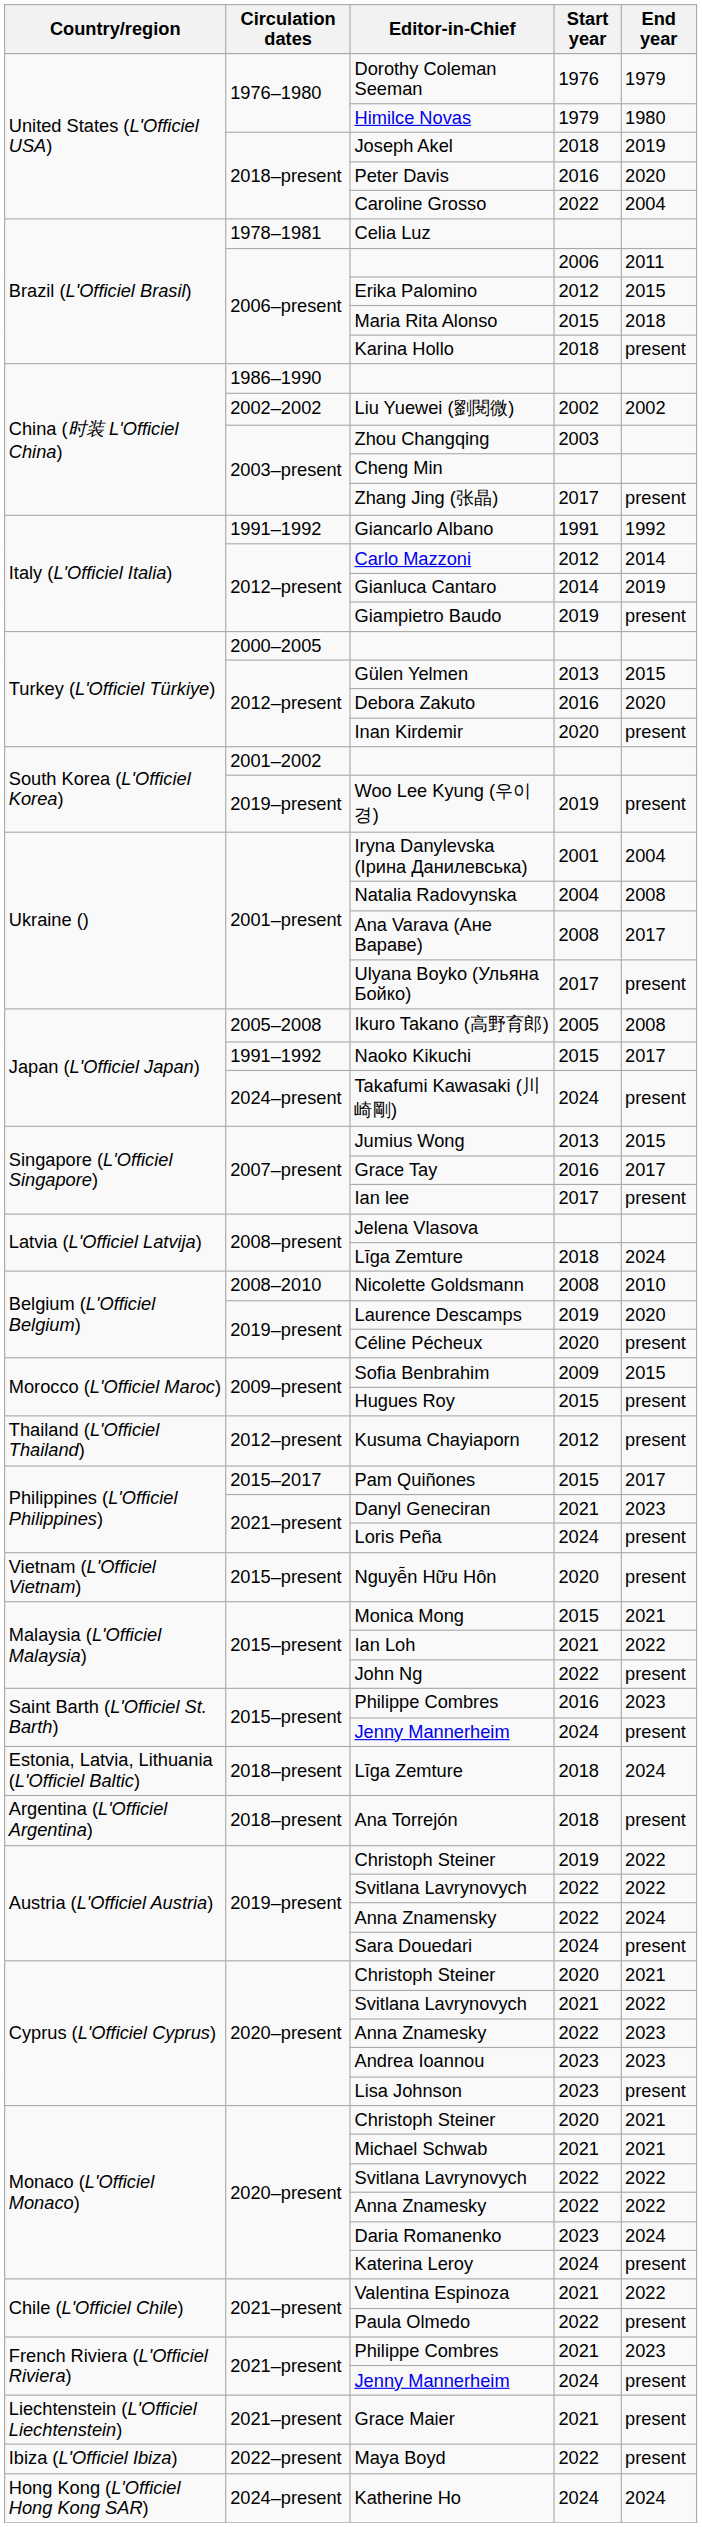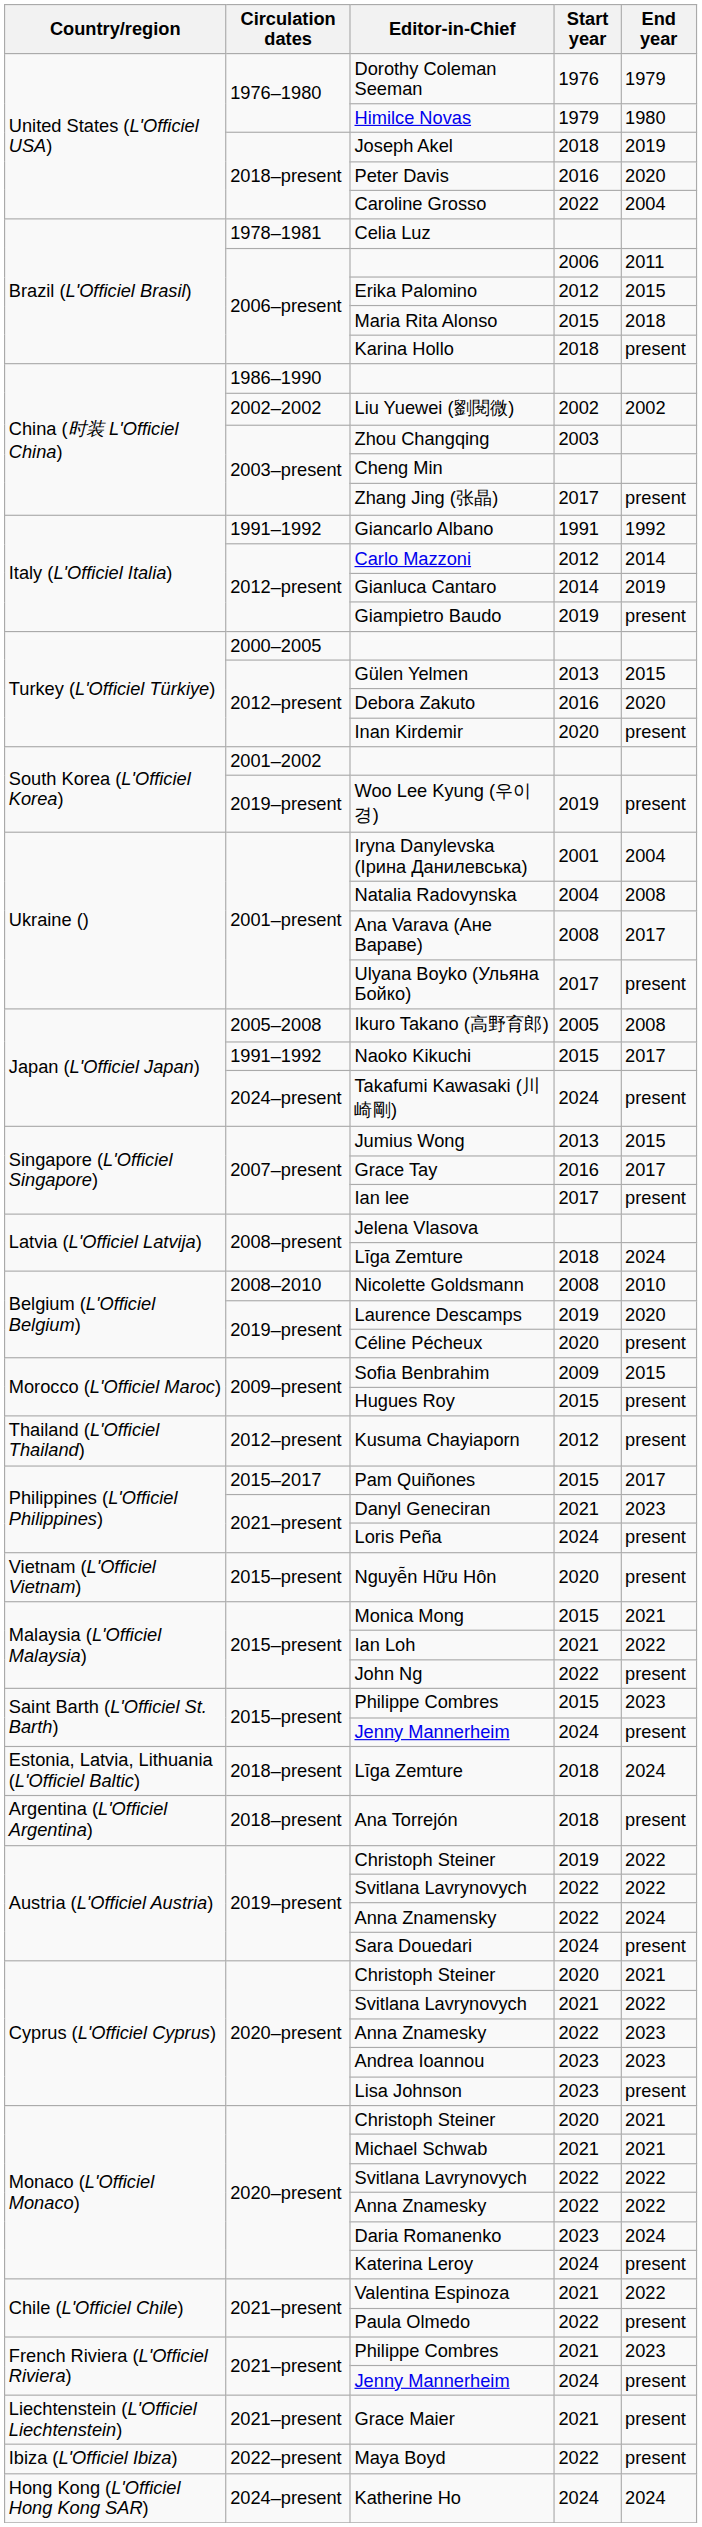(579, 1702) 2016 -> (579, 1702) 2015
